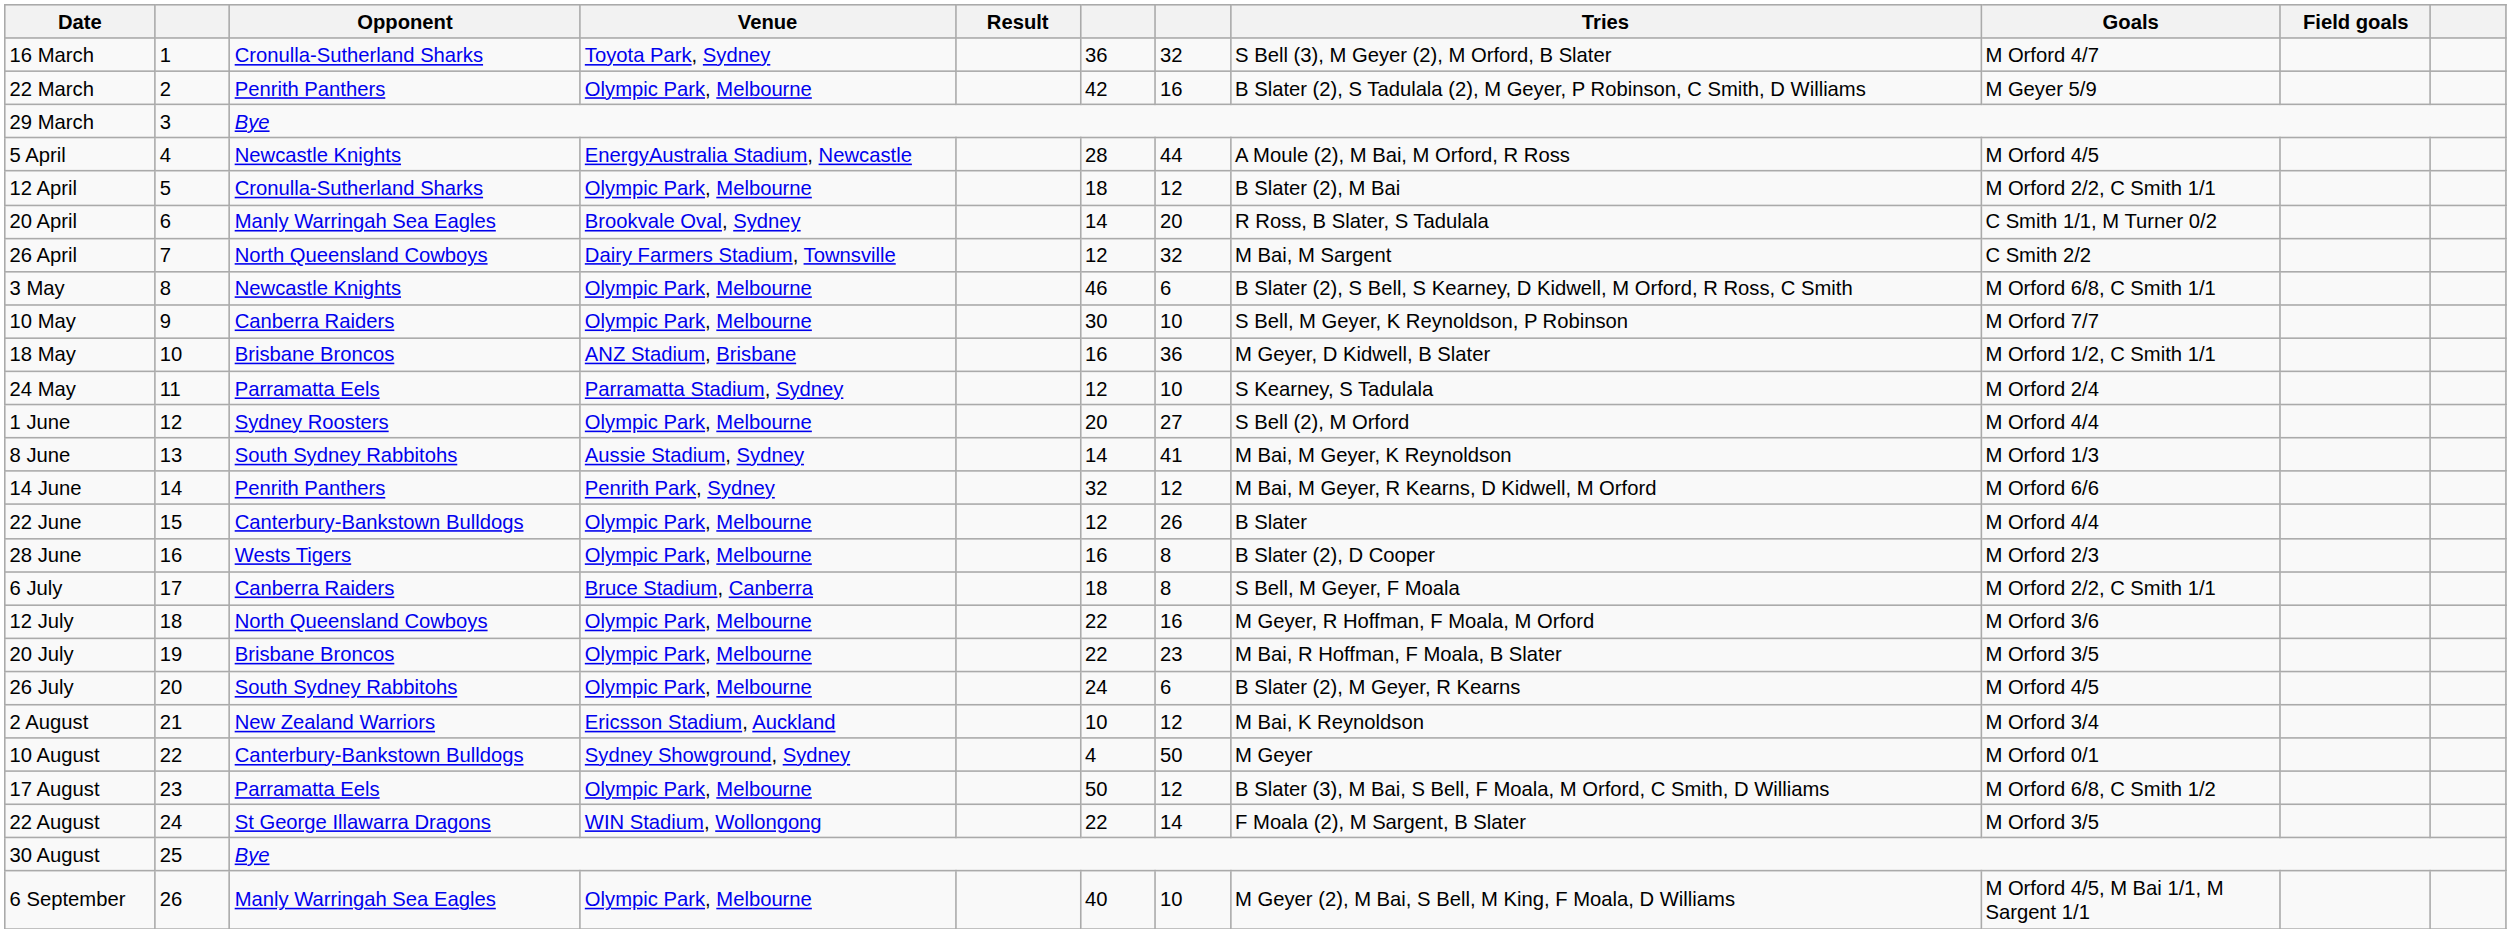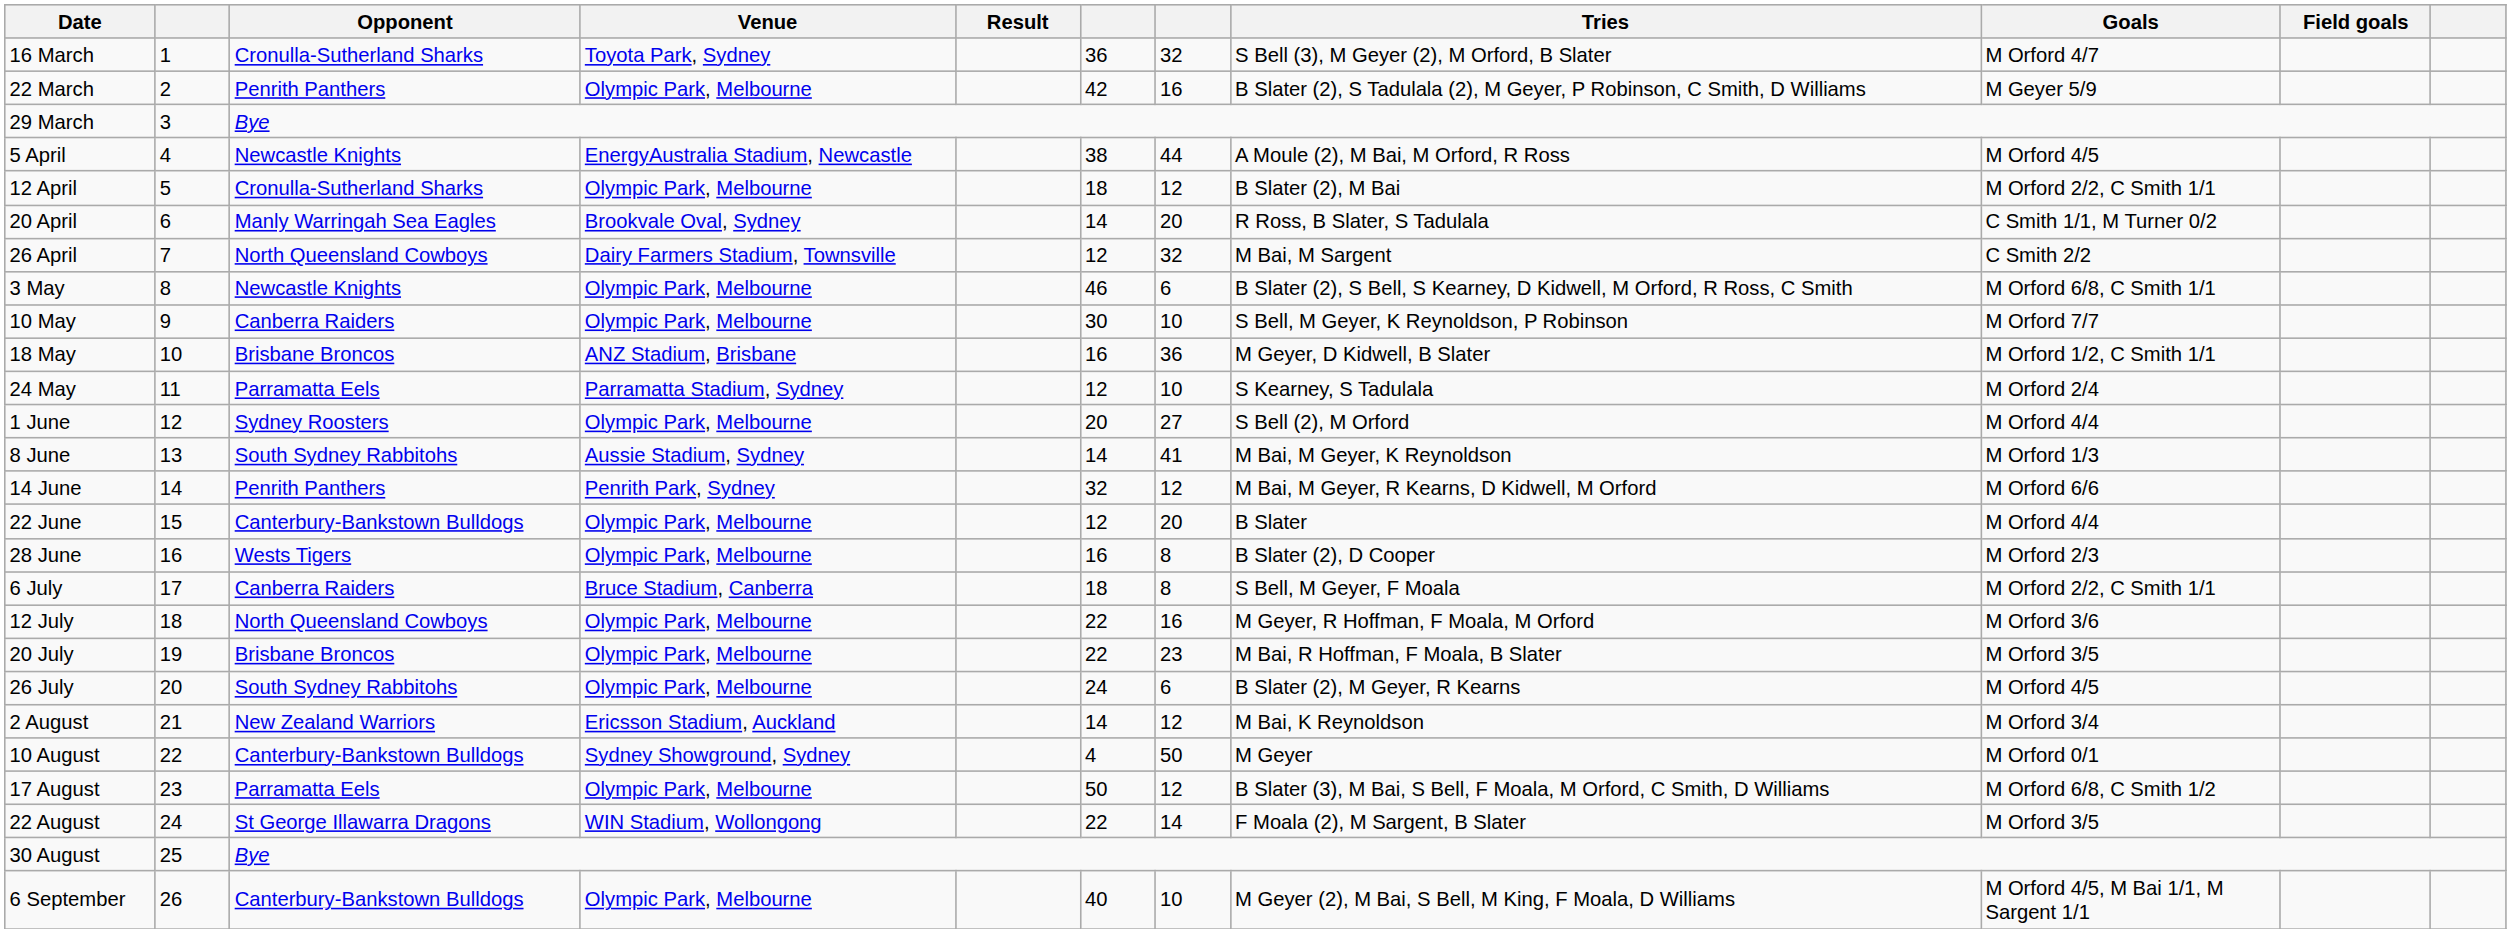(1096, 155) 28 -> (1096, 155) 38
(1171, 521) 26 -> (1171, 521) 20
(1096, 721) 10 -> (1096, 721) 14
(365, 900) Manly Warringah Sea Eagles -> (379, 900) Canterbury-Bankstown Bulldogs
